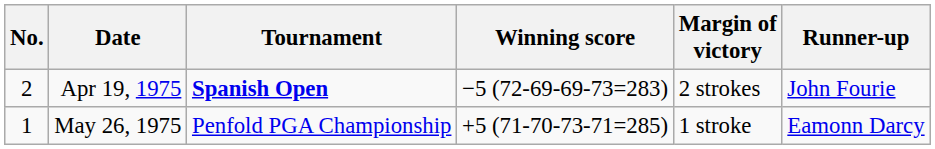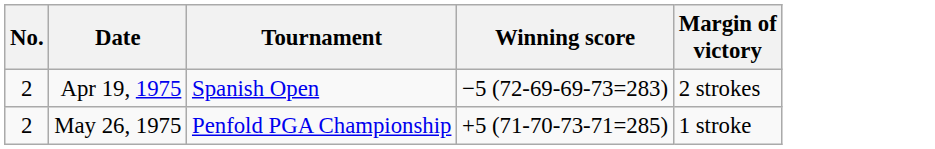- column: (856, 36)
(260, 88) bold -> (256, 88) normal
(27, 125) 1 -> (27, 125) 2
